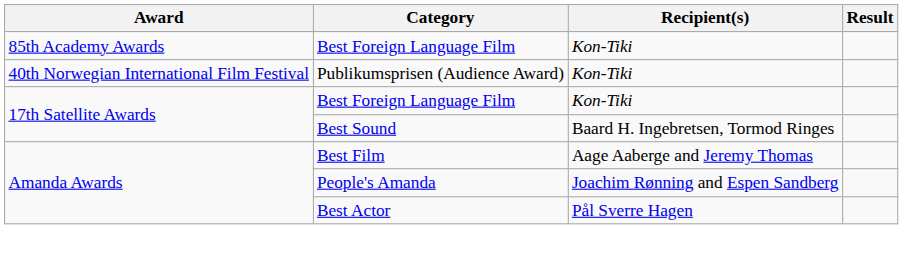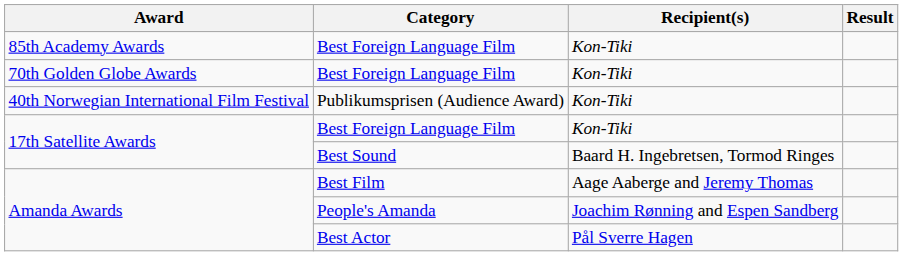+ row: (103, 73)
